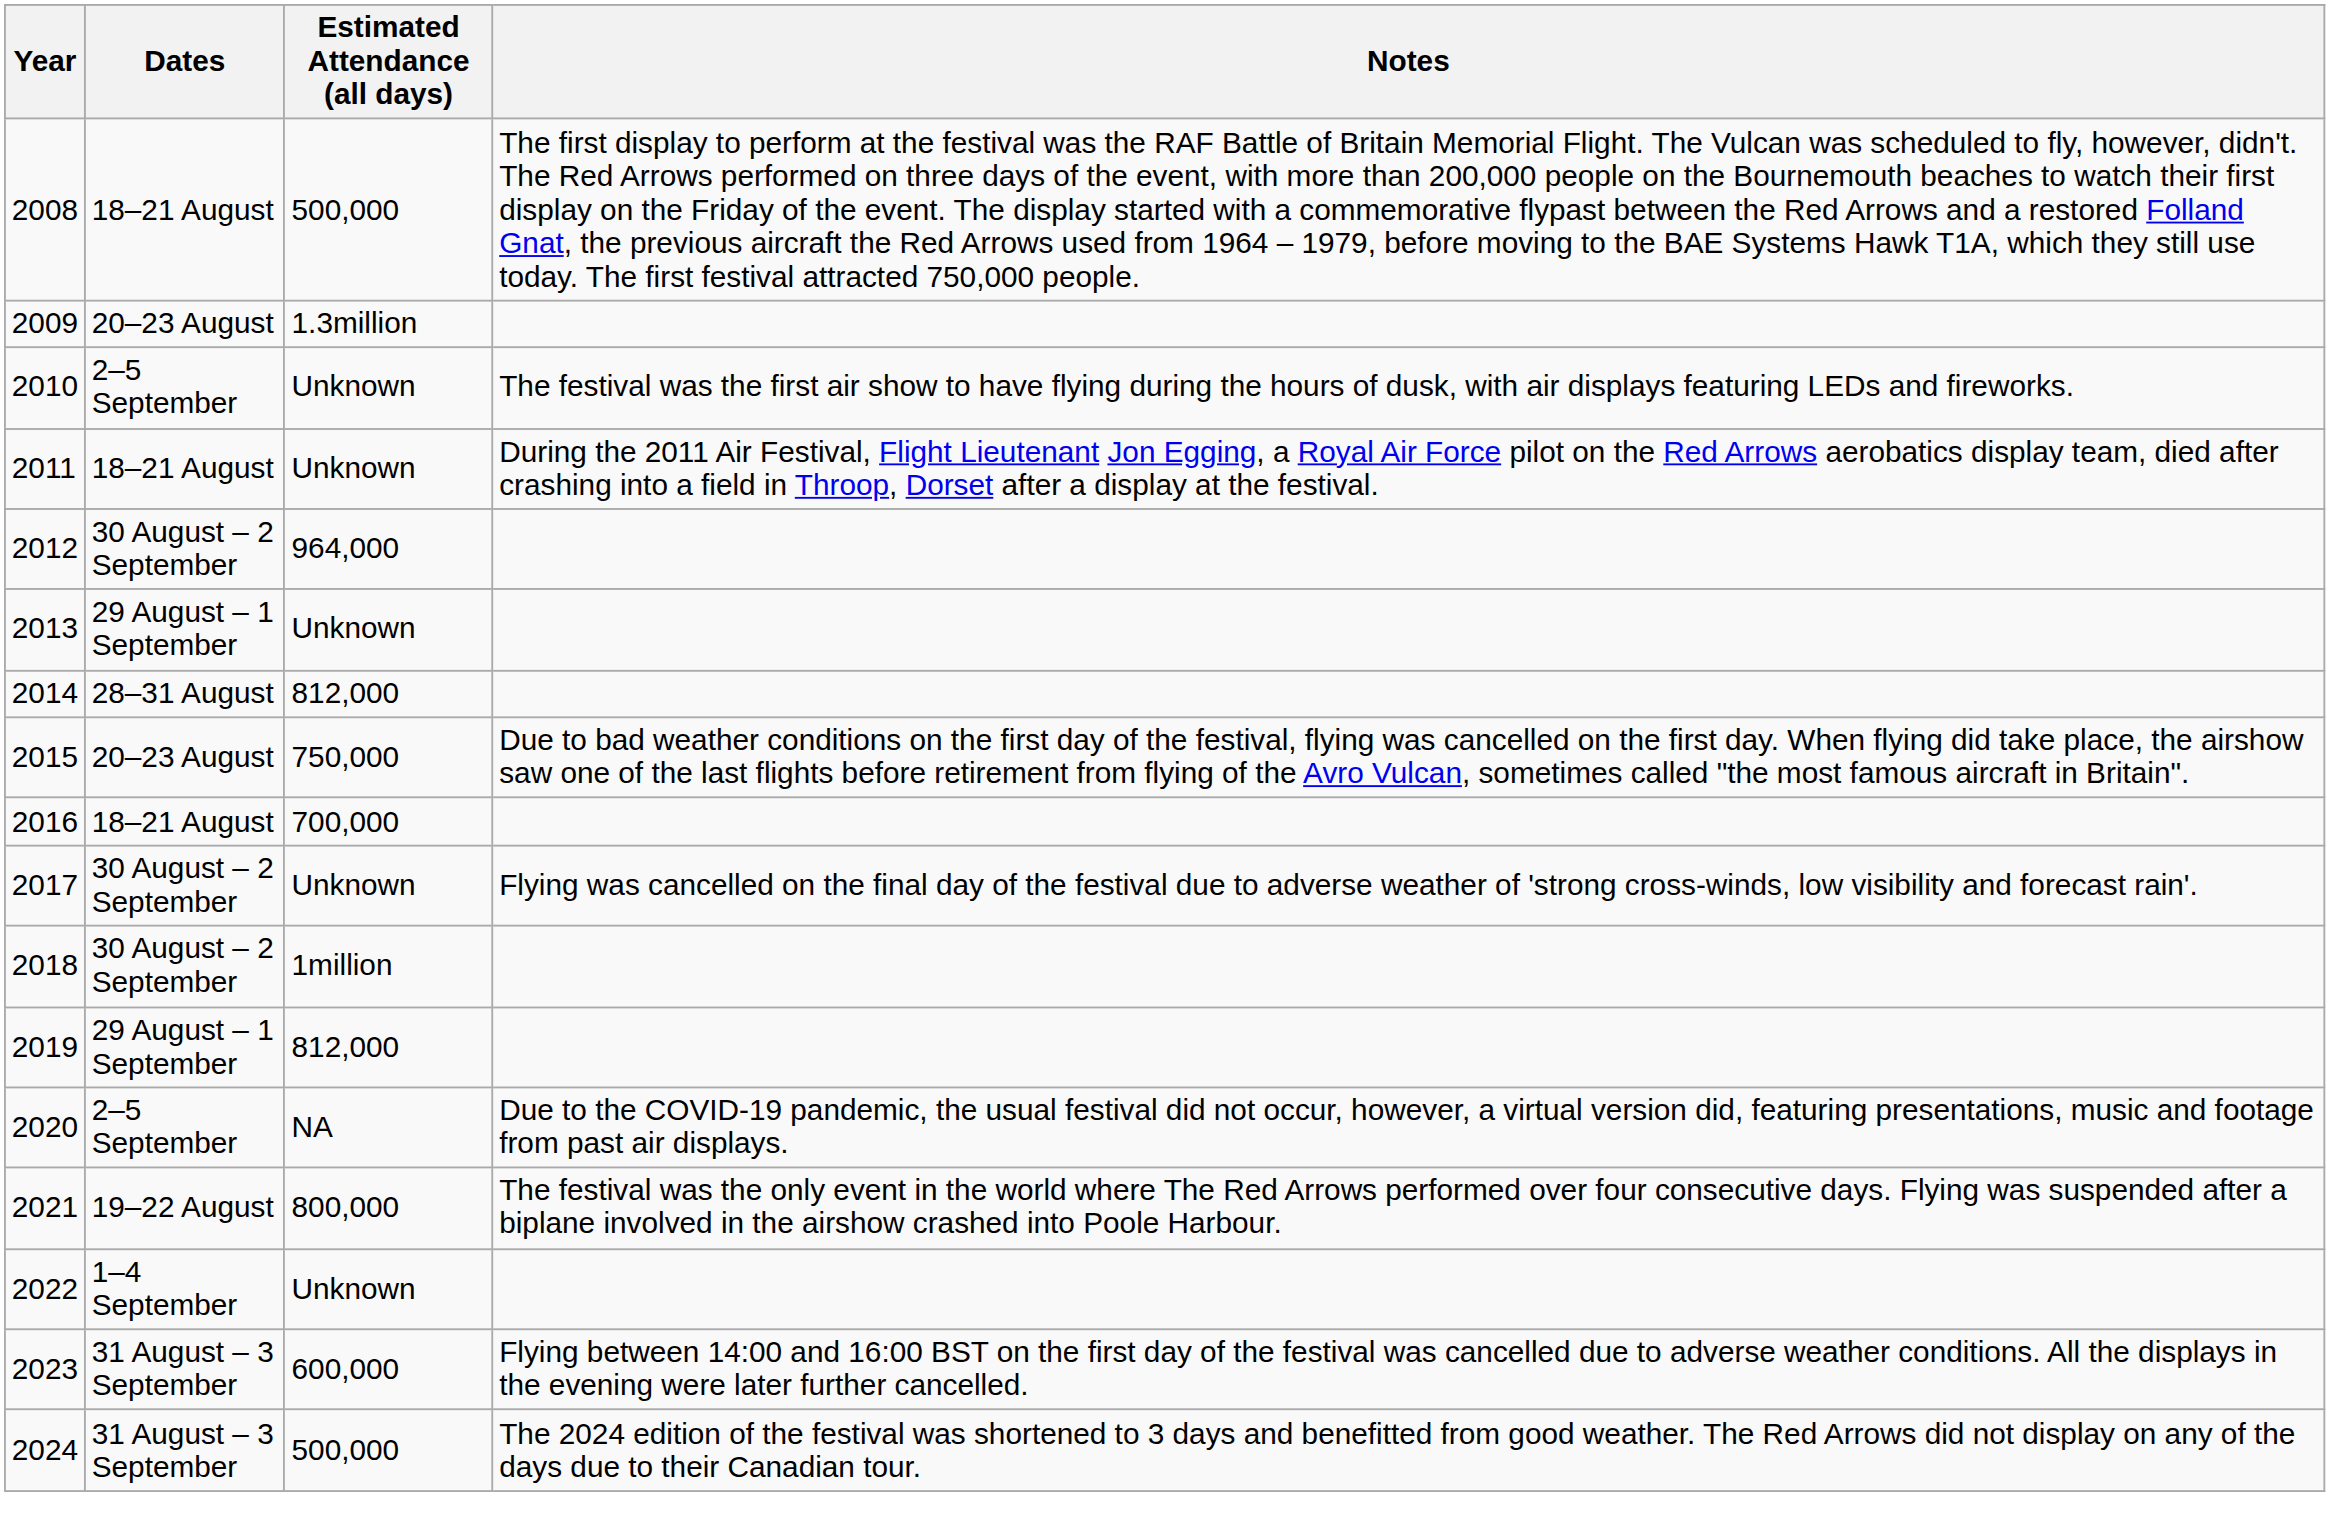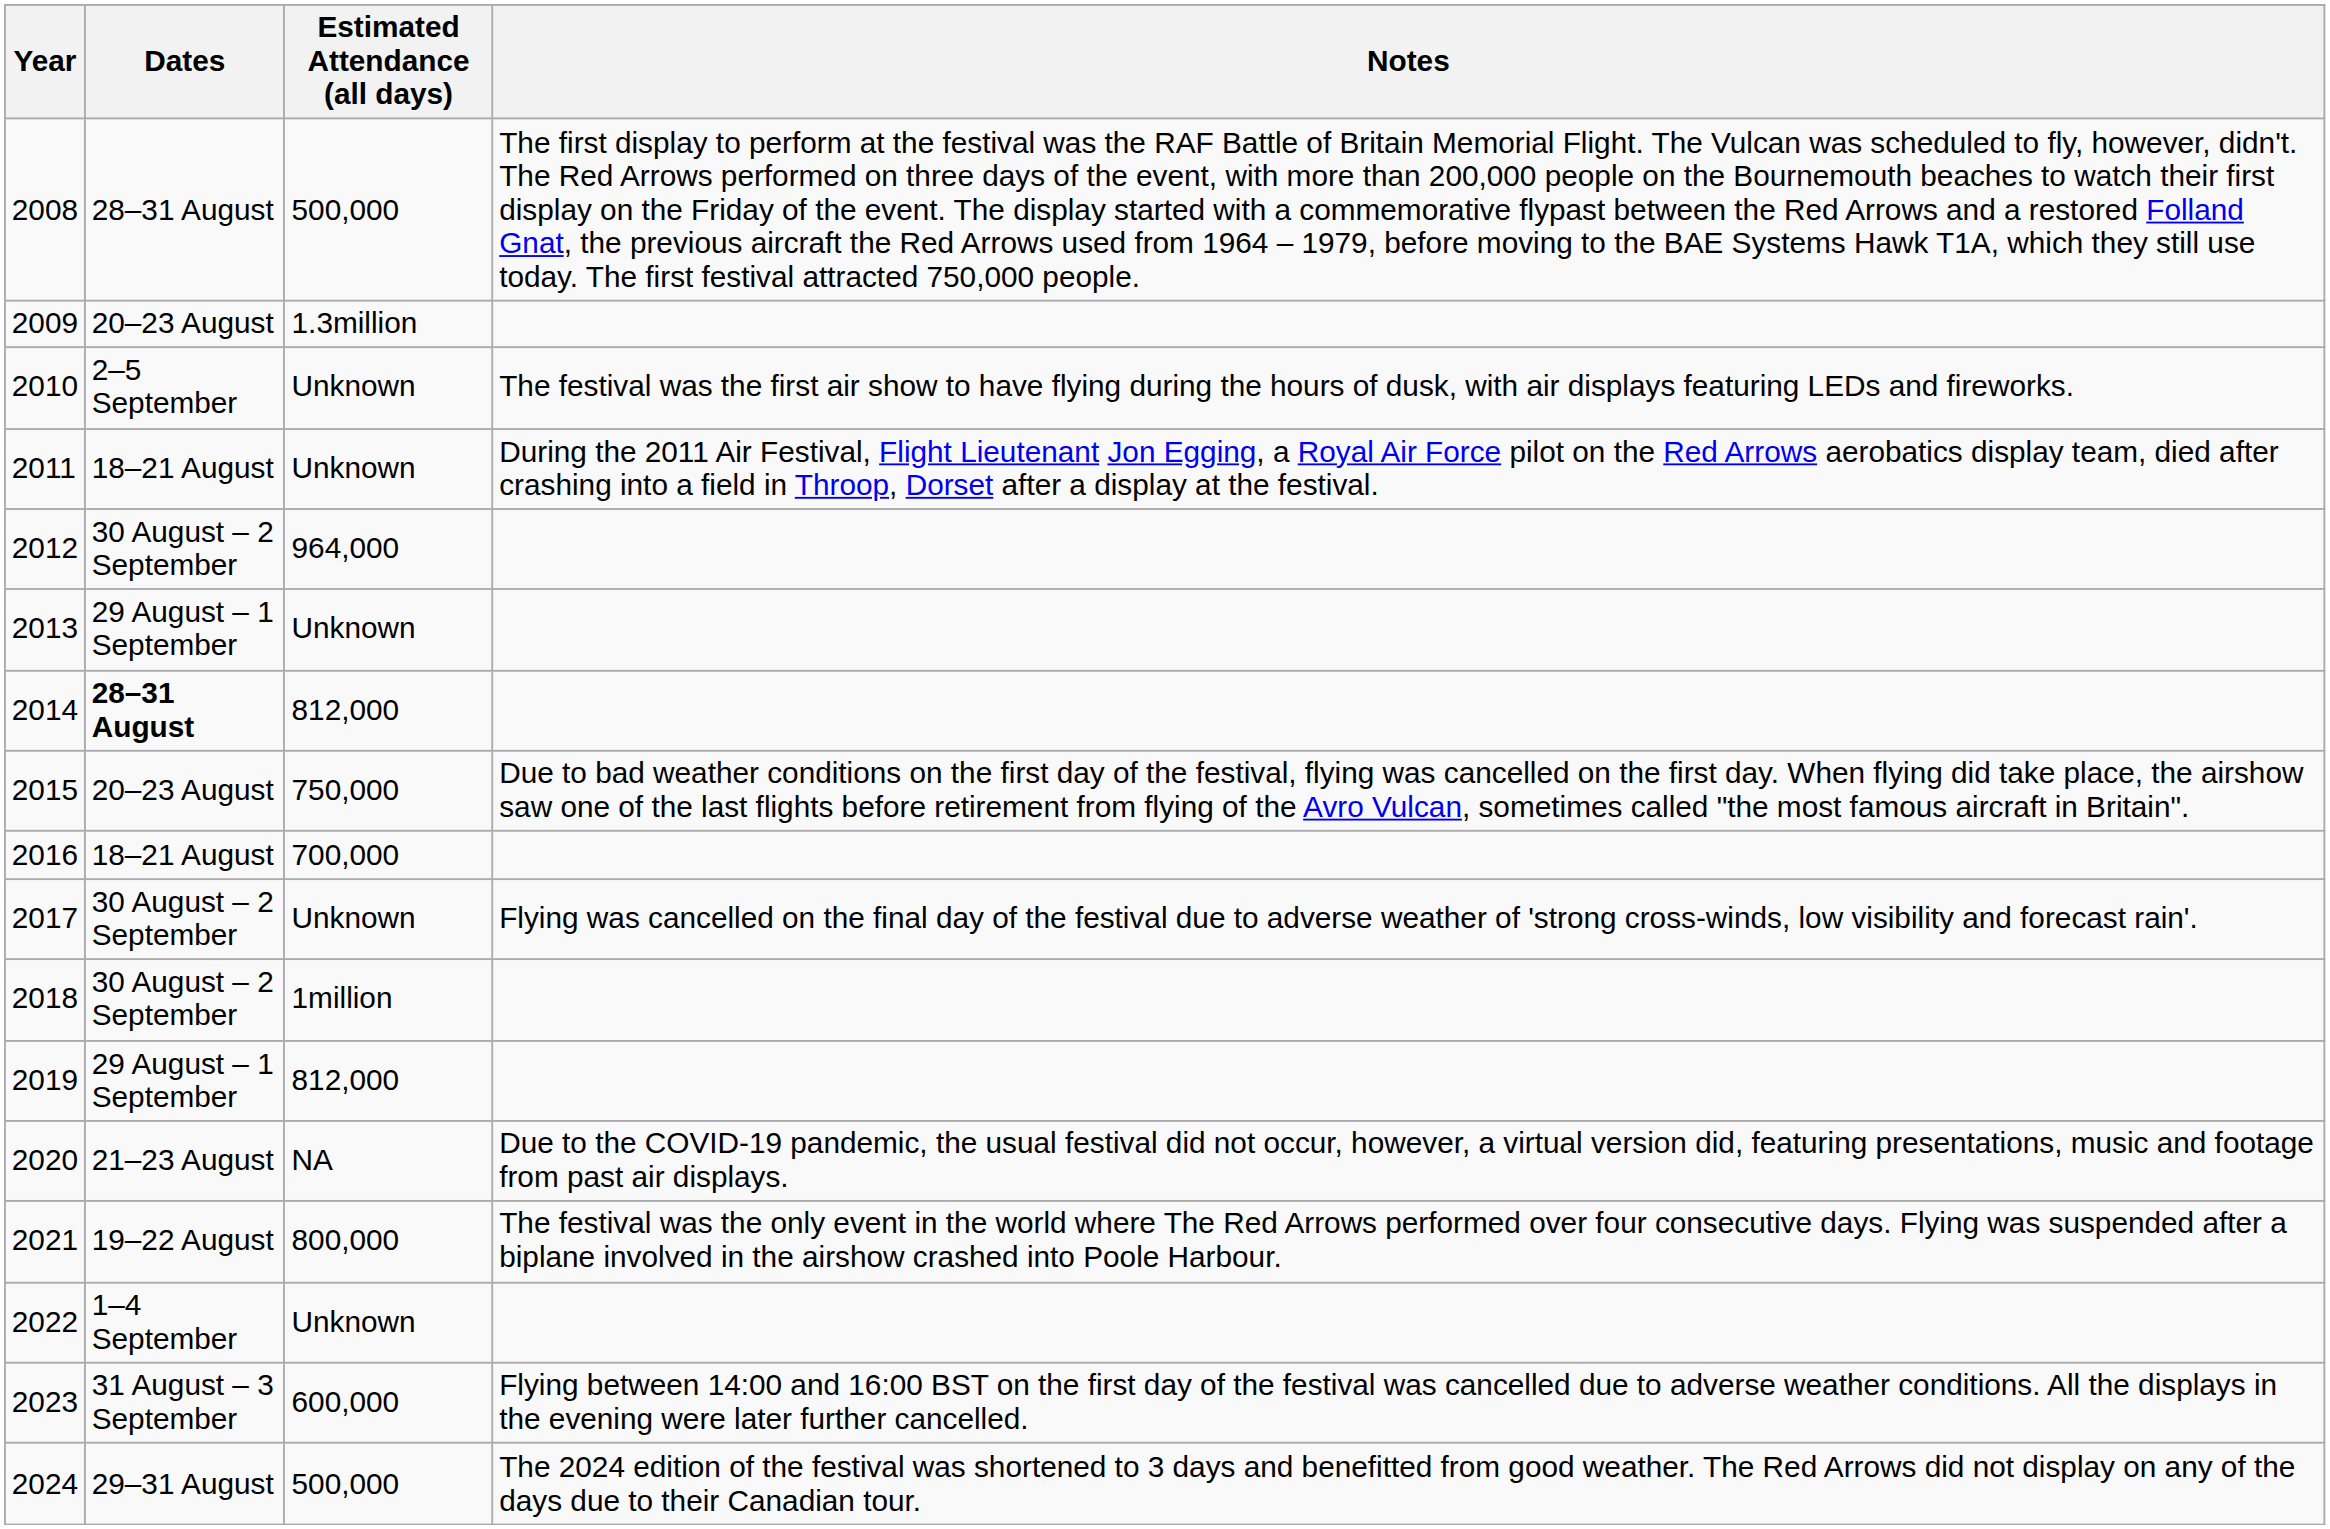(183, 209) 18–21 August -> (183, 209) 28–31 August
(183, 693) normal -> (143, 710) bold
(164, 1127) 2–5 September -> (183, 1160) 21–23 August
(183, 1449) 31 August – 3 September -> (183, 1483) 29–31 August
